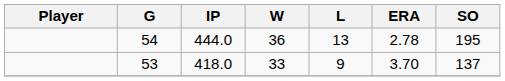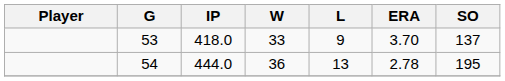rows swapped: (150, 40) <-> (150, 64)
